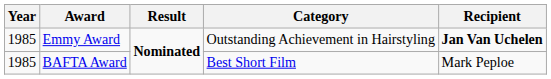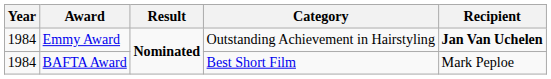(22, 39) 1985 -> (22, 39) 1984
(22, 63) 1985 -> (22, 63) 1984
